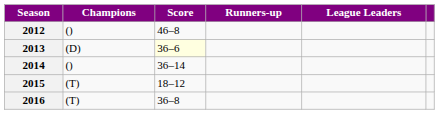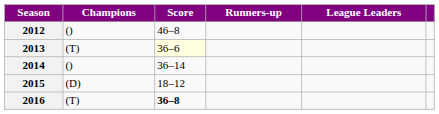(73, 48) (D) -> (72, 48) (T)
(72, 83) (T) -> (73, 83) (D)
(168, 100) normal -> (168, 100) bold
